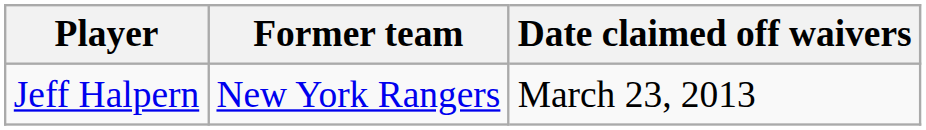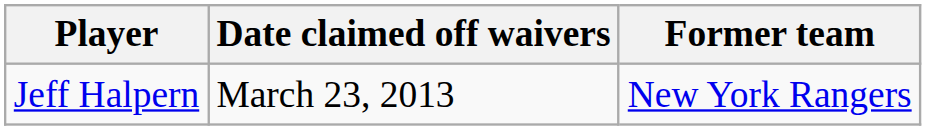columns swapped: (358, 34) <-> (715, 34)
